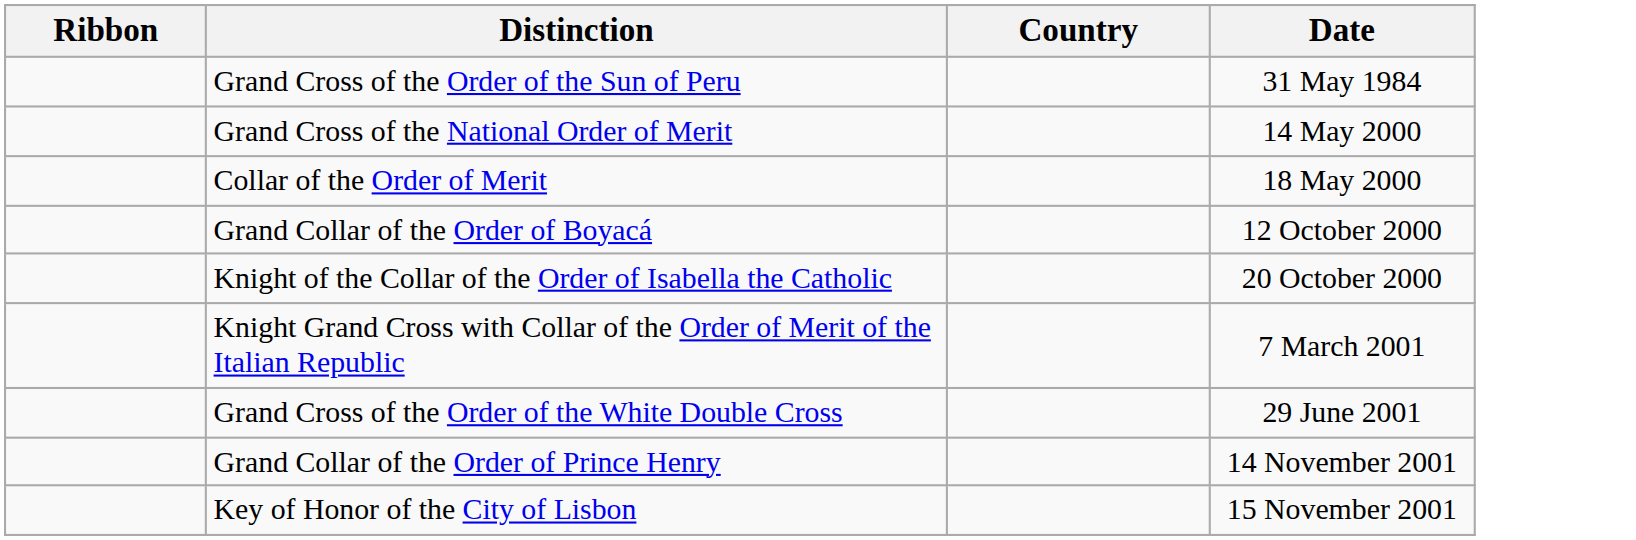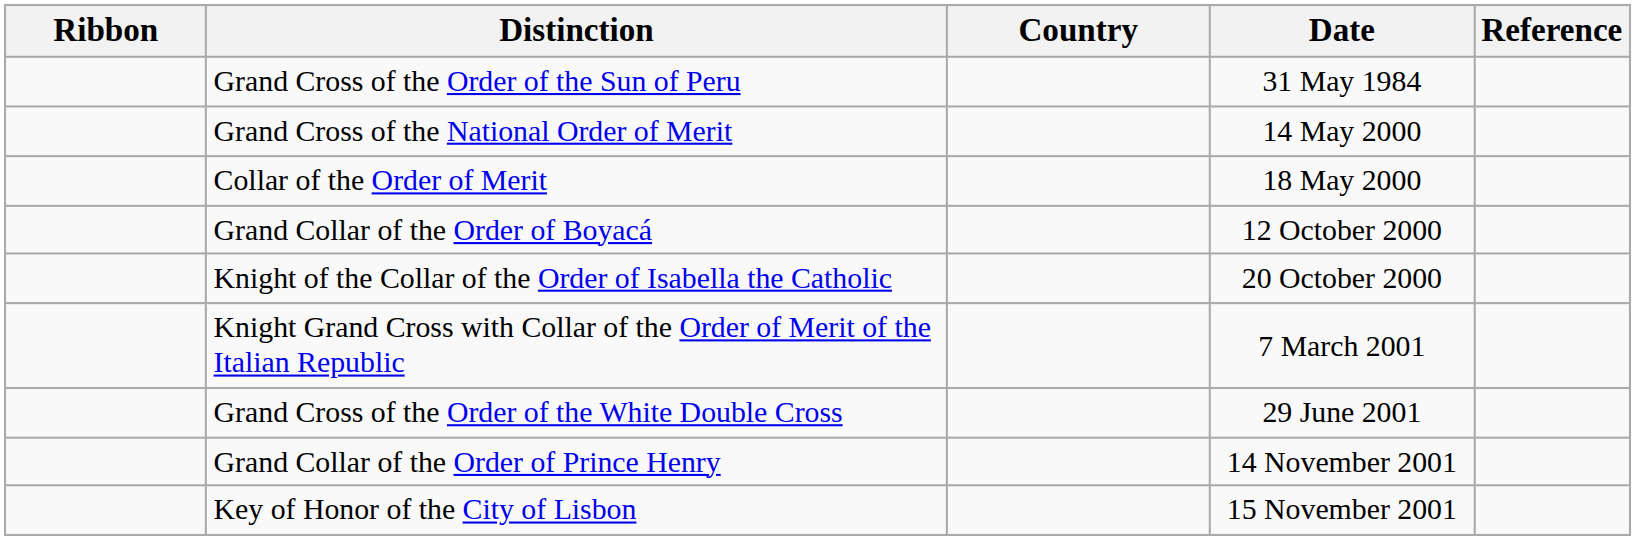+ column: (1552, 30)
